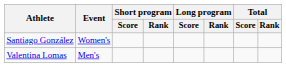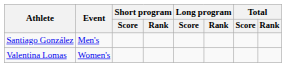(94, 40) Women's -> (88, 40) Men's
(88, 55) Men's -> (94, 55) Women's
